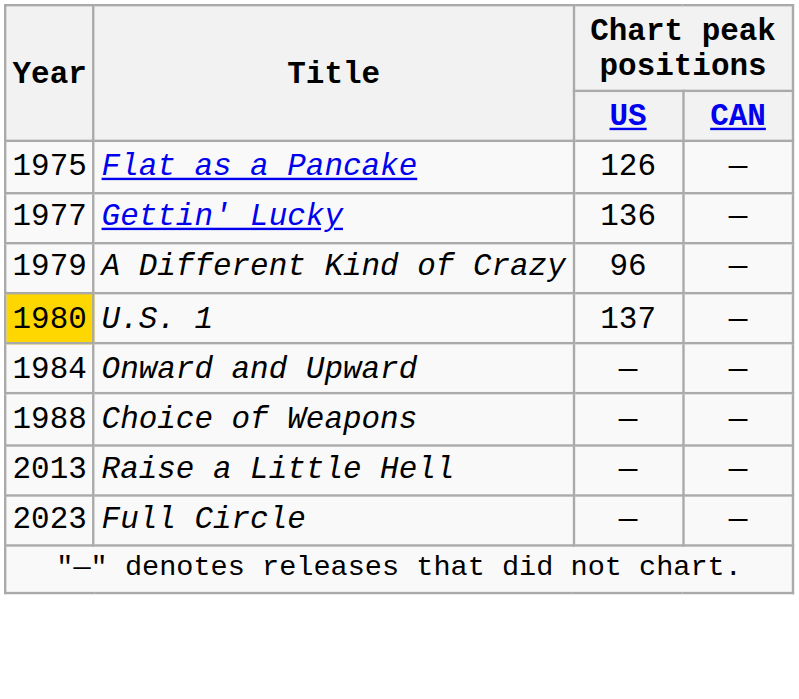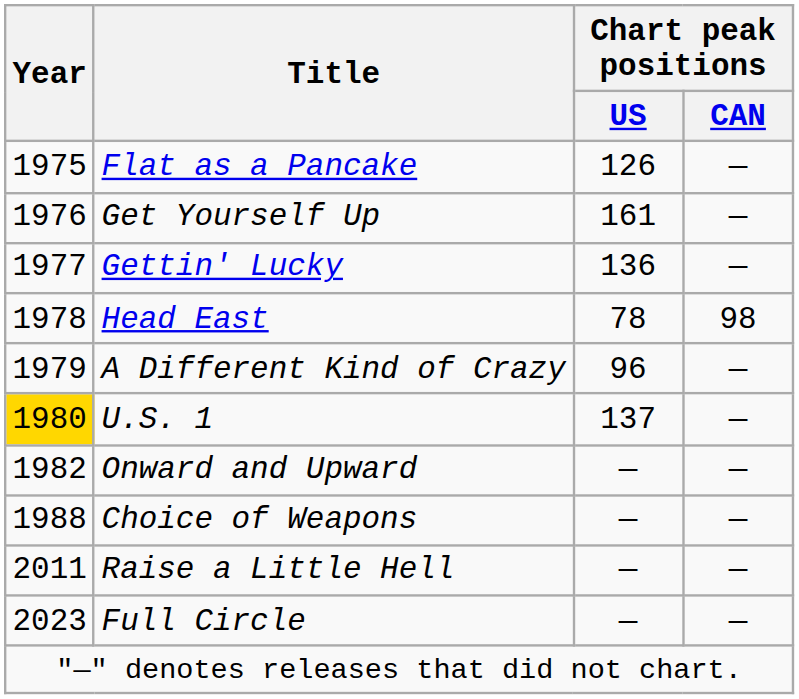+ row: (241, 217)
+ row: (185, 318)
(50, 369) 1984 -> (50, 470) 1982
(50, 470) 2013 -> (50, 570) 2011
